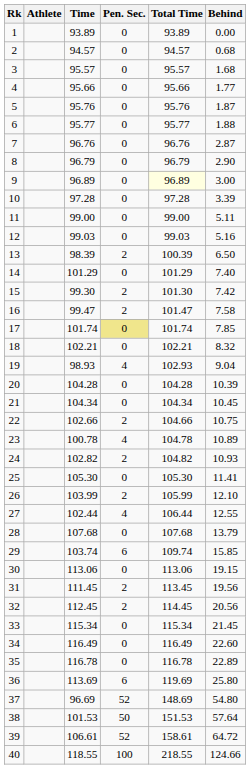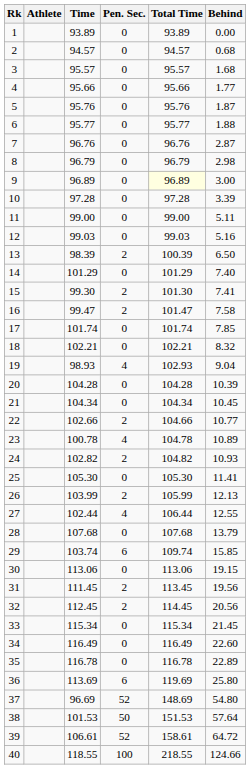(225, 162) 2.90 -> (225, 162) 2.98
(225, 292) 7.42 -> (225, 292) 7.41
(124, 329) khaki background -> (124, 329) no background
(225, 421) 10.75 -> (225, 421) 10.77
(225, 495) 12.10 -> (225, 495) 12.13
